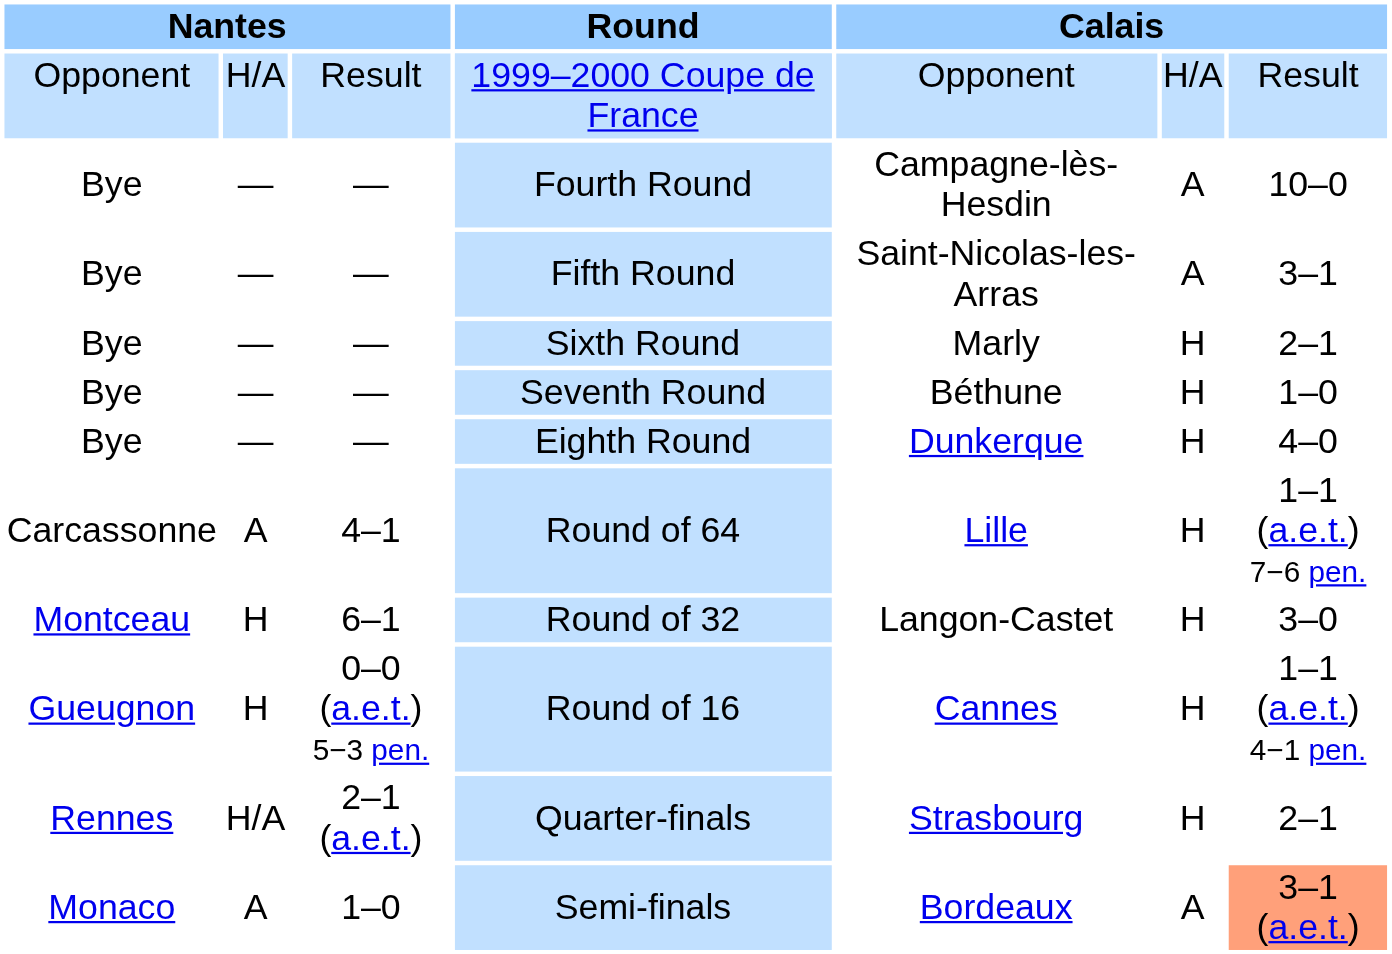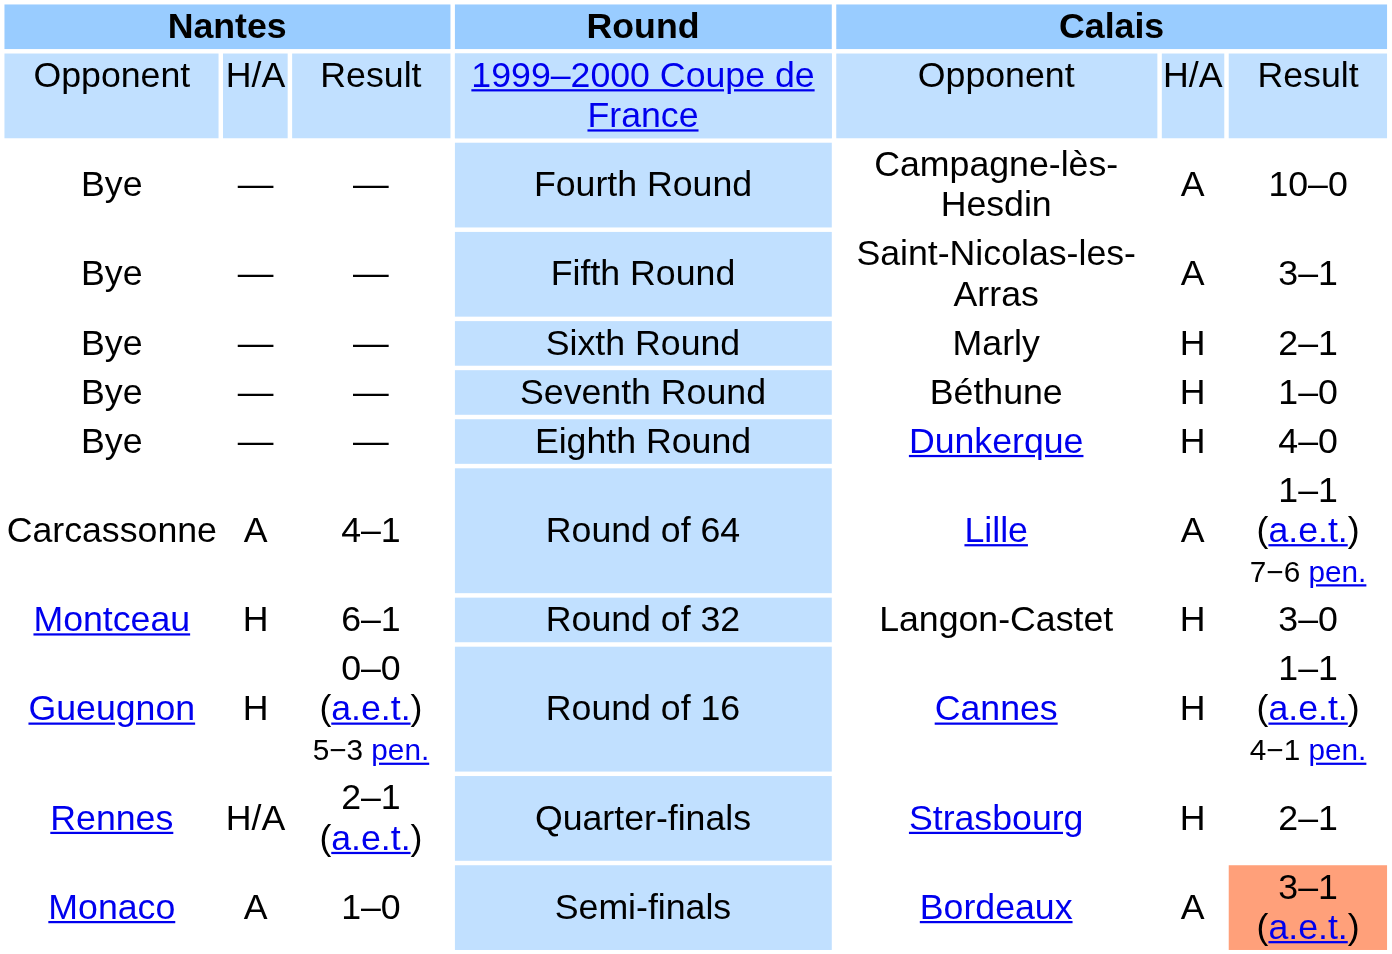(1193, 530) H -> (1193, 530) A
